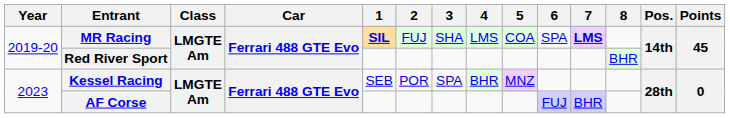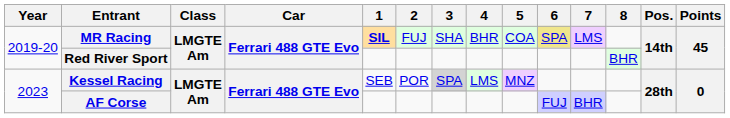(484, 37) LMS -> (484, 37) BHR
(554, 37) no background -> (554, 37) khaki background
(588, 37) bold -> (588, 37) normal
(449, 81) no background -> (449, 81) lightgrey background
(484, 81) BHR -> (484, 81) LMS
